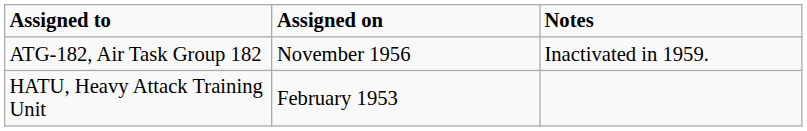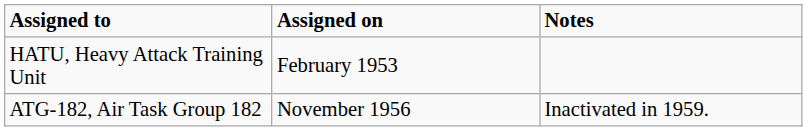rows swapped: (136, 97) <-> (135, 53)
